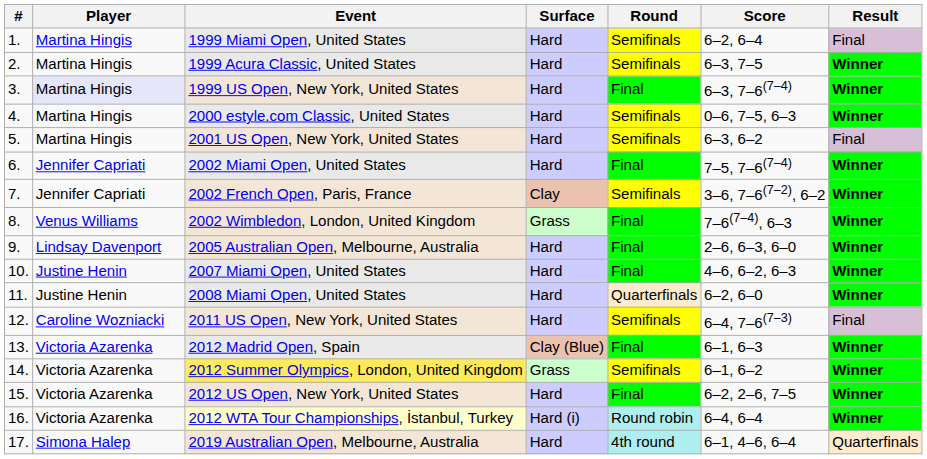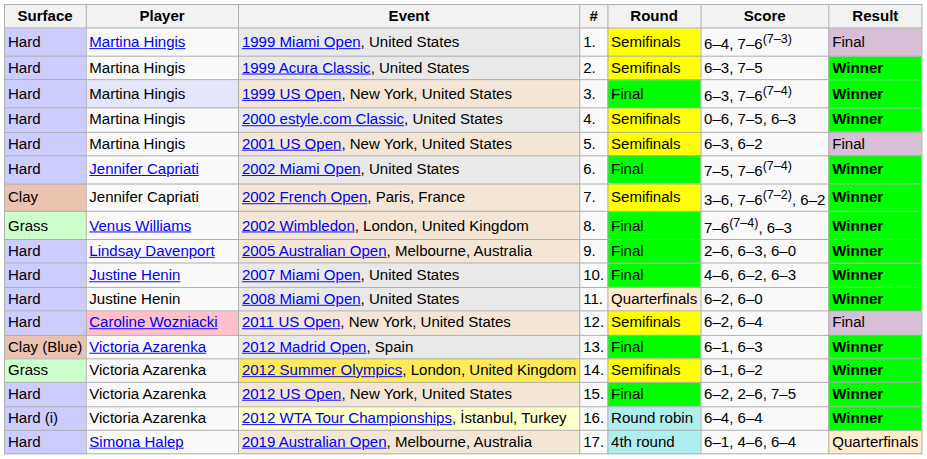columns swapped: (18, 16) <-> (567, 16)
(733, 40) 6–2, 6–4 -> (748, 42) 6–4, 7–6(7–3)
(100, 320) no background -> (153, 322) pink background
(748, 320) 6–4, 7–6(7–3) -> (733, 322) 6–2, 6–4
